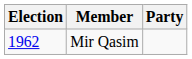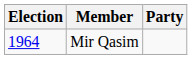(24, 41) 1962 -> (24, 41) 1964
